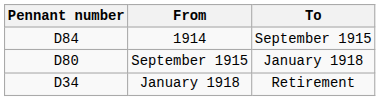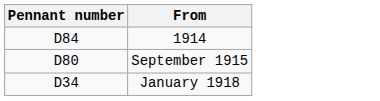- column: (313, 16)
